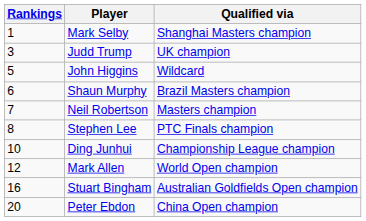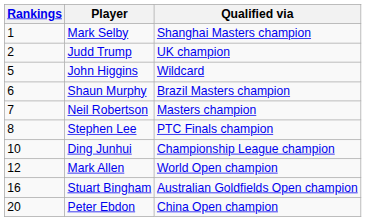(11, 52) 3 -> (11, 52) 2
